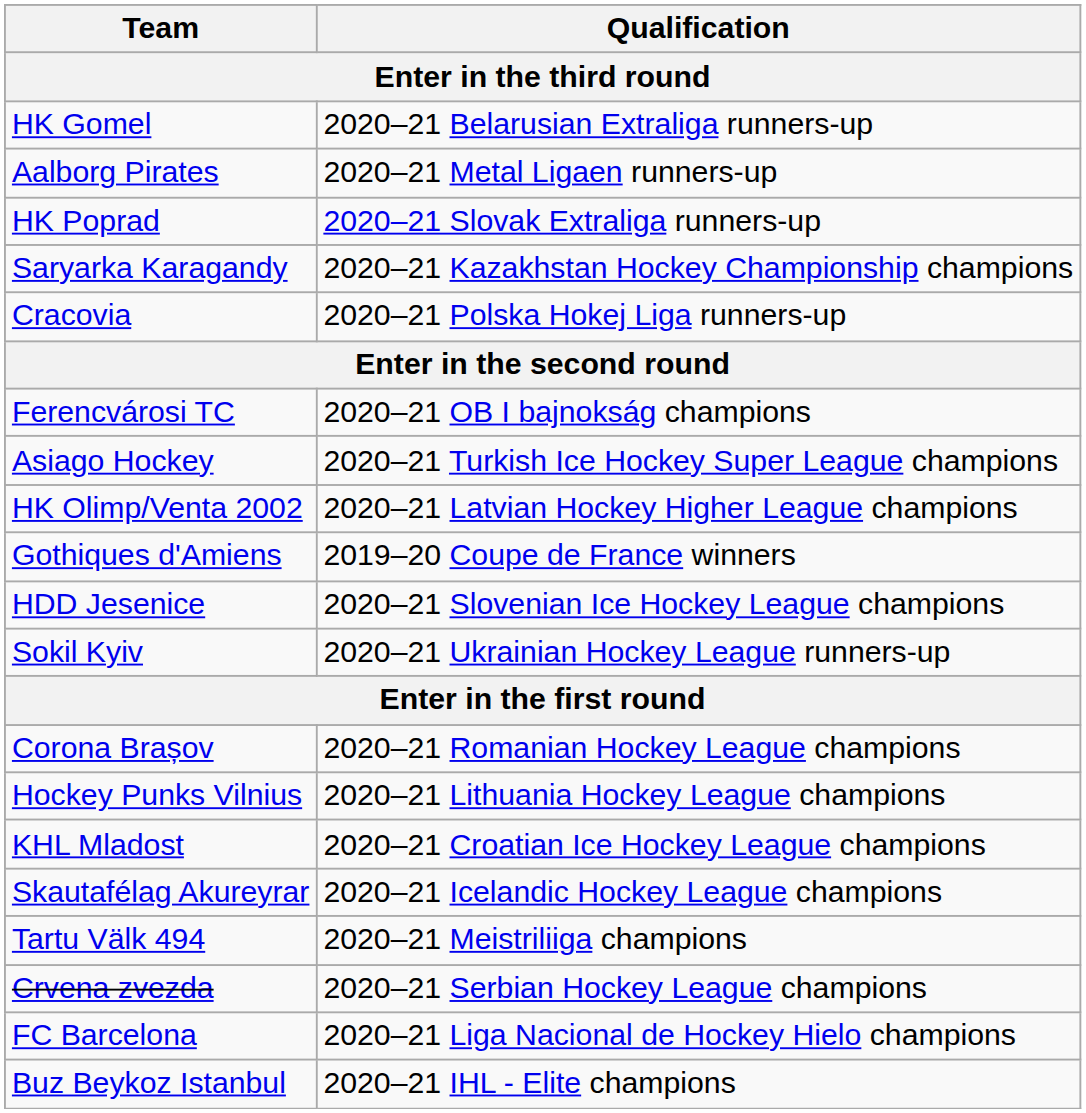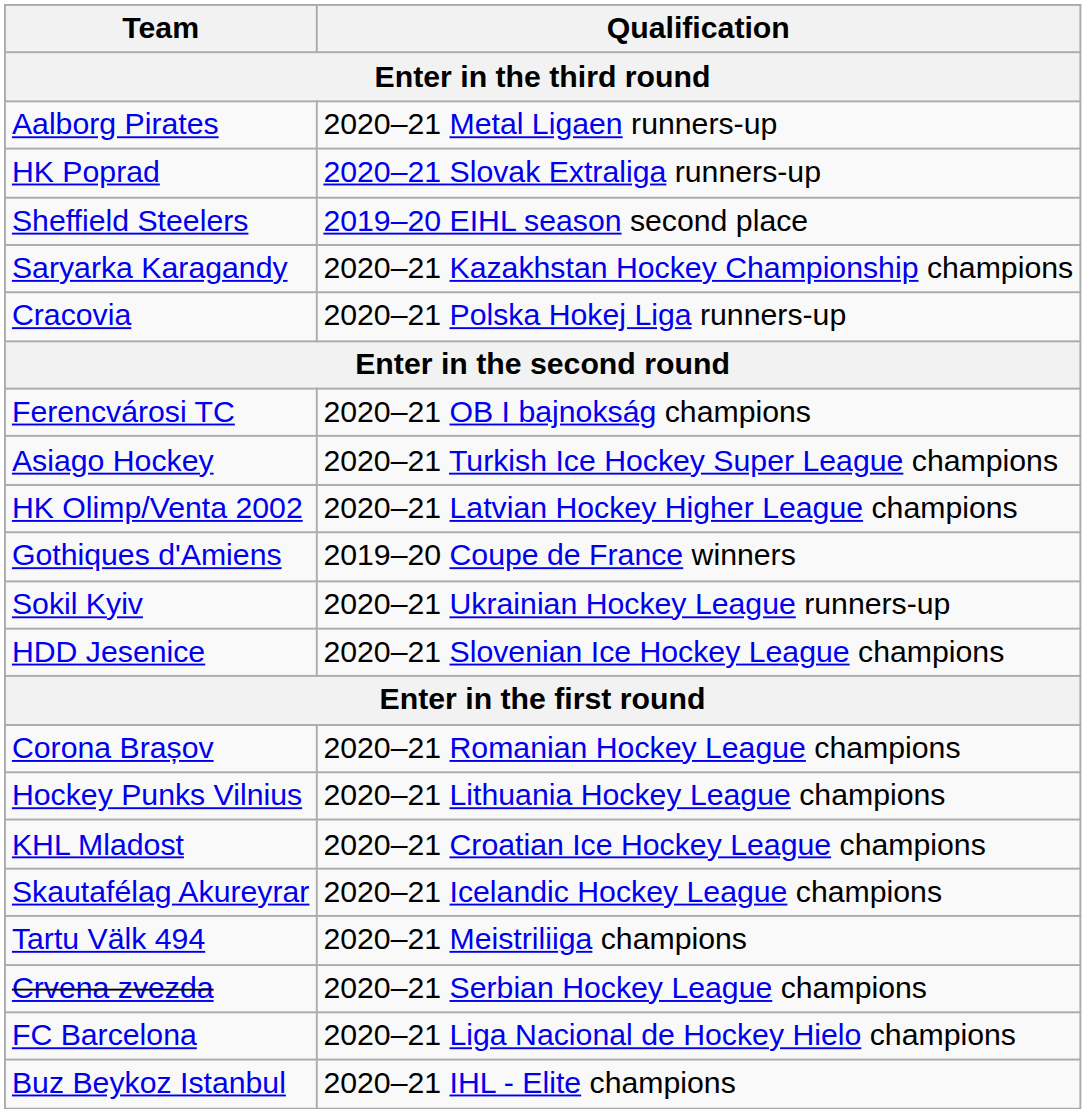- row: (82, 124)
+ row: (130, 220)
rows swapped: (109, 603) <-> (77, 651)
